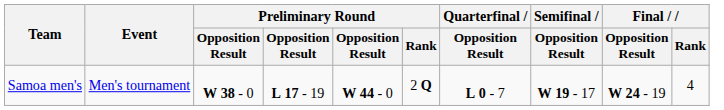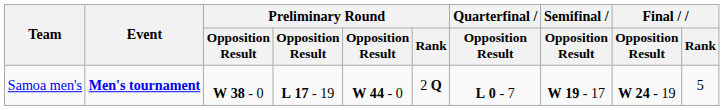(139, 85) normal -> (144, 85) bold
(690, 85) 4 -> (700, 85) 5
